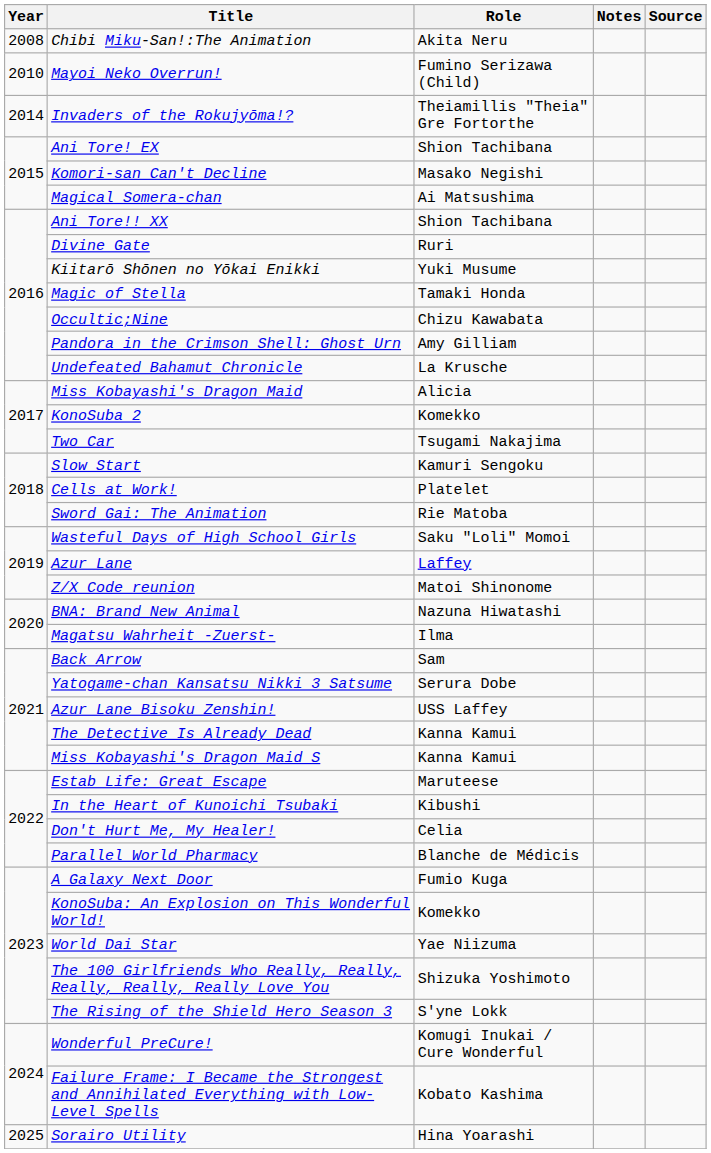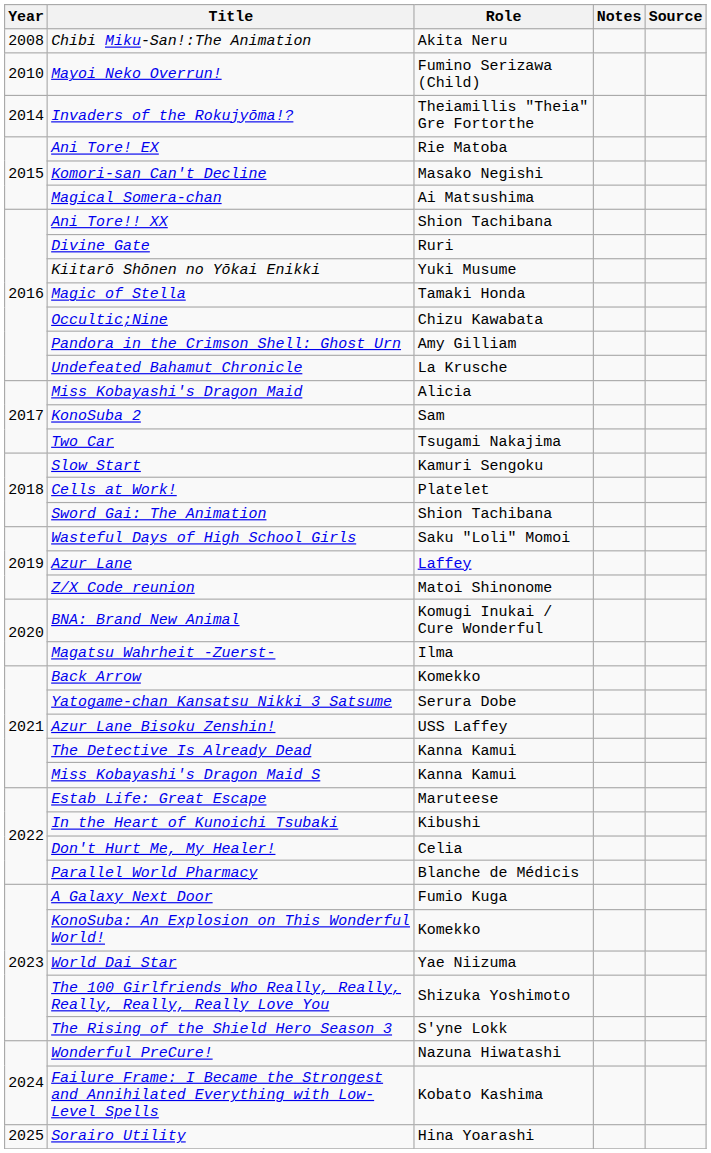(485, 149) Shion Tachibana -> (463, 149) Rie Matoba
(449, 417) Komekko -> (431, 417) Sam
(463, 514) Rie Matoba -> (485, 514) Shion Tachibana
(489, 612) Nazuna Hiwatashi -> (485, 620) Komugi Inukai / Cure Wonderful
(431, 660) Sam -> (449, 678) Komekko
(485, 1045) Komugi Inukai / Cure Wonderful -> (489, 1053) Nazuna Hiwatashi
